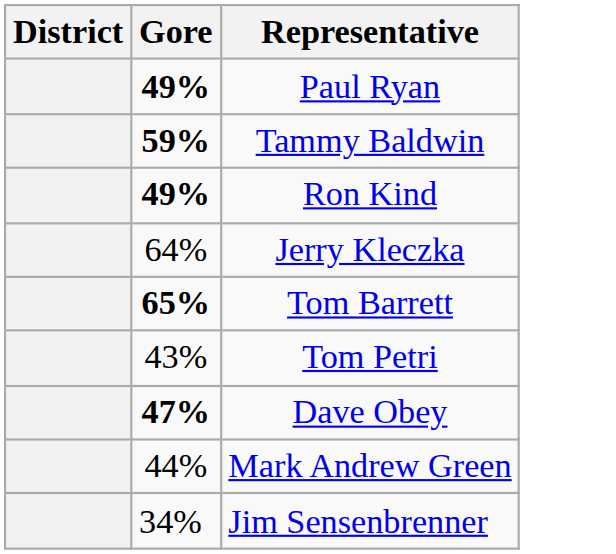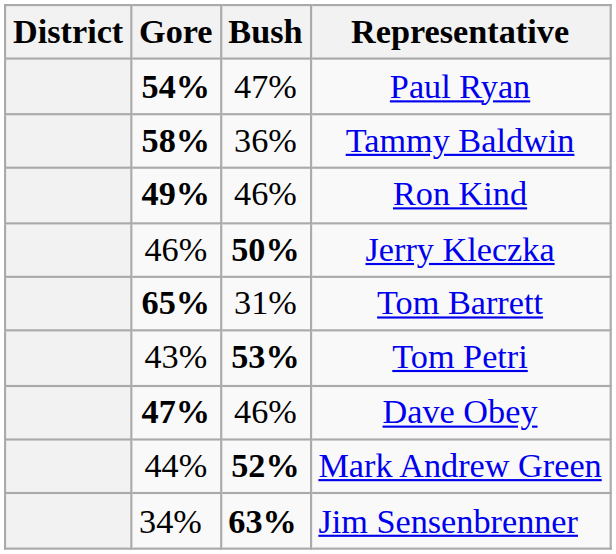+ column: (265, 31)
(176, 85) 49% -> (176, 85) 54%
(176, 140) 59% -> (176, 140) 58%
(176, 248) 64% -> (176, 248) 46%
